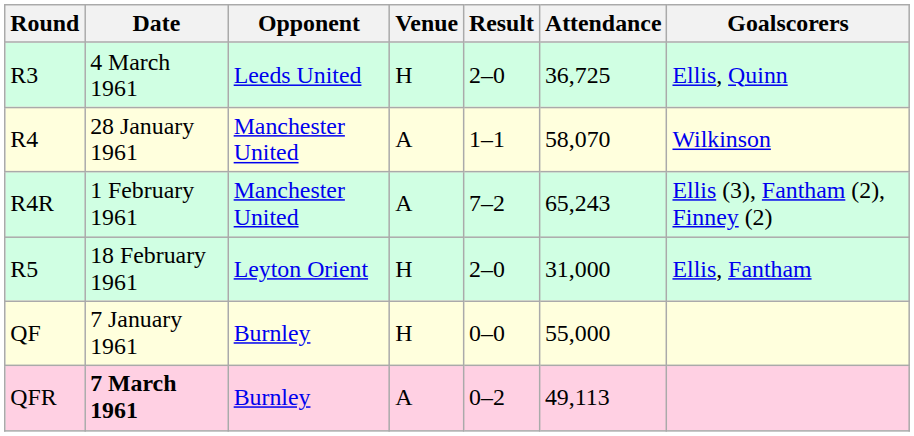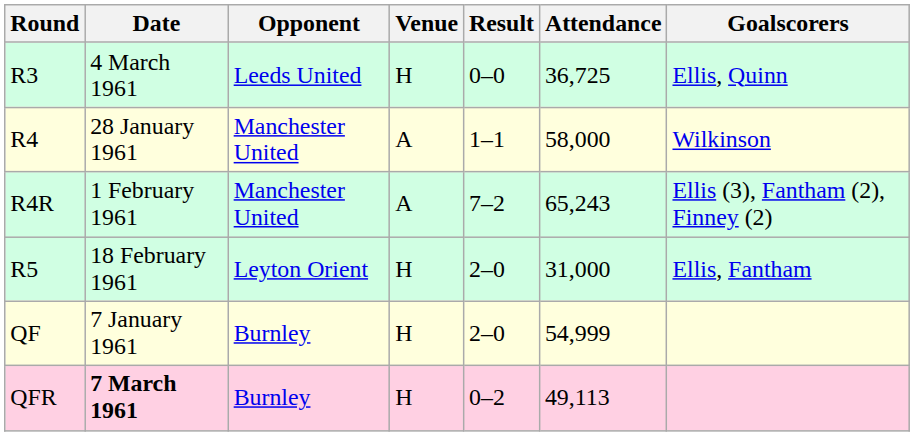(487, 74) 2–0 -> (487, 74) 0–0
(578, 139) 58,070 -> (578, 139) 58,000
(487, 333) 0–0 -> (487, 333) 2–0
(578, 333) 55,000 -> (578, 333) 54,999
(404, 397) A -> (404, 397) H
